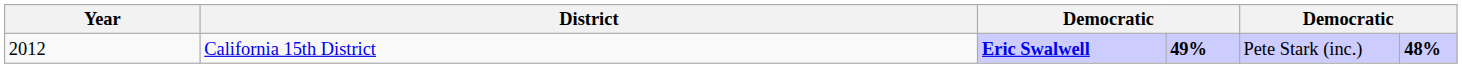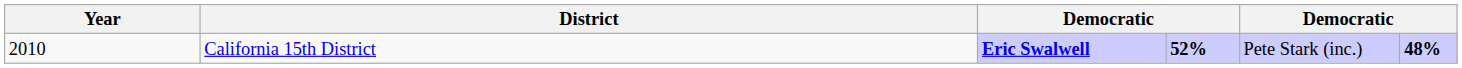(27, 48) 2012 -> (27, 48) 2010
(1189, 48) 49% -> (1189, 48) 52%
